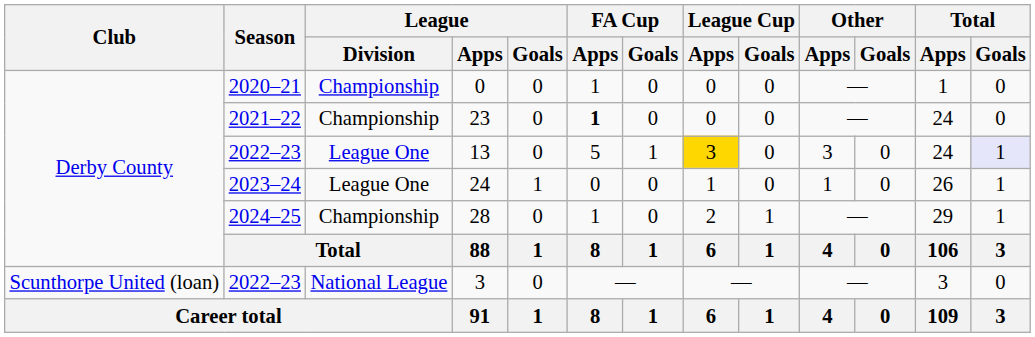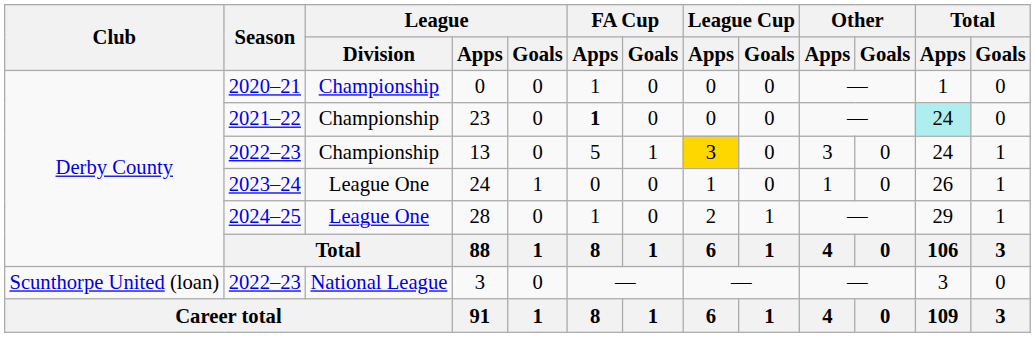(943, 119) no background -> (943, 119) paleturquoise background
(379, 151) League One -> (379, 151) Championship
(1001, 151) lavender background -> (1001, 151) no background
(379, 217) Championship -> (379, 217) League One
